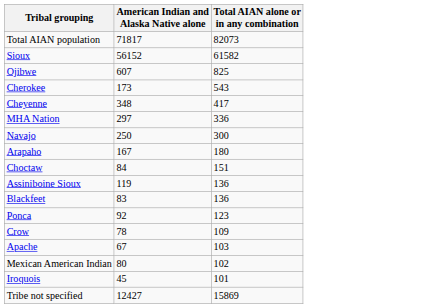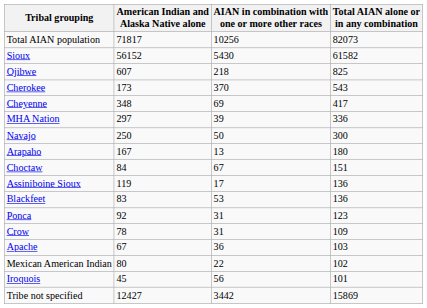+ column: (271, 18)
